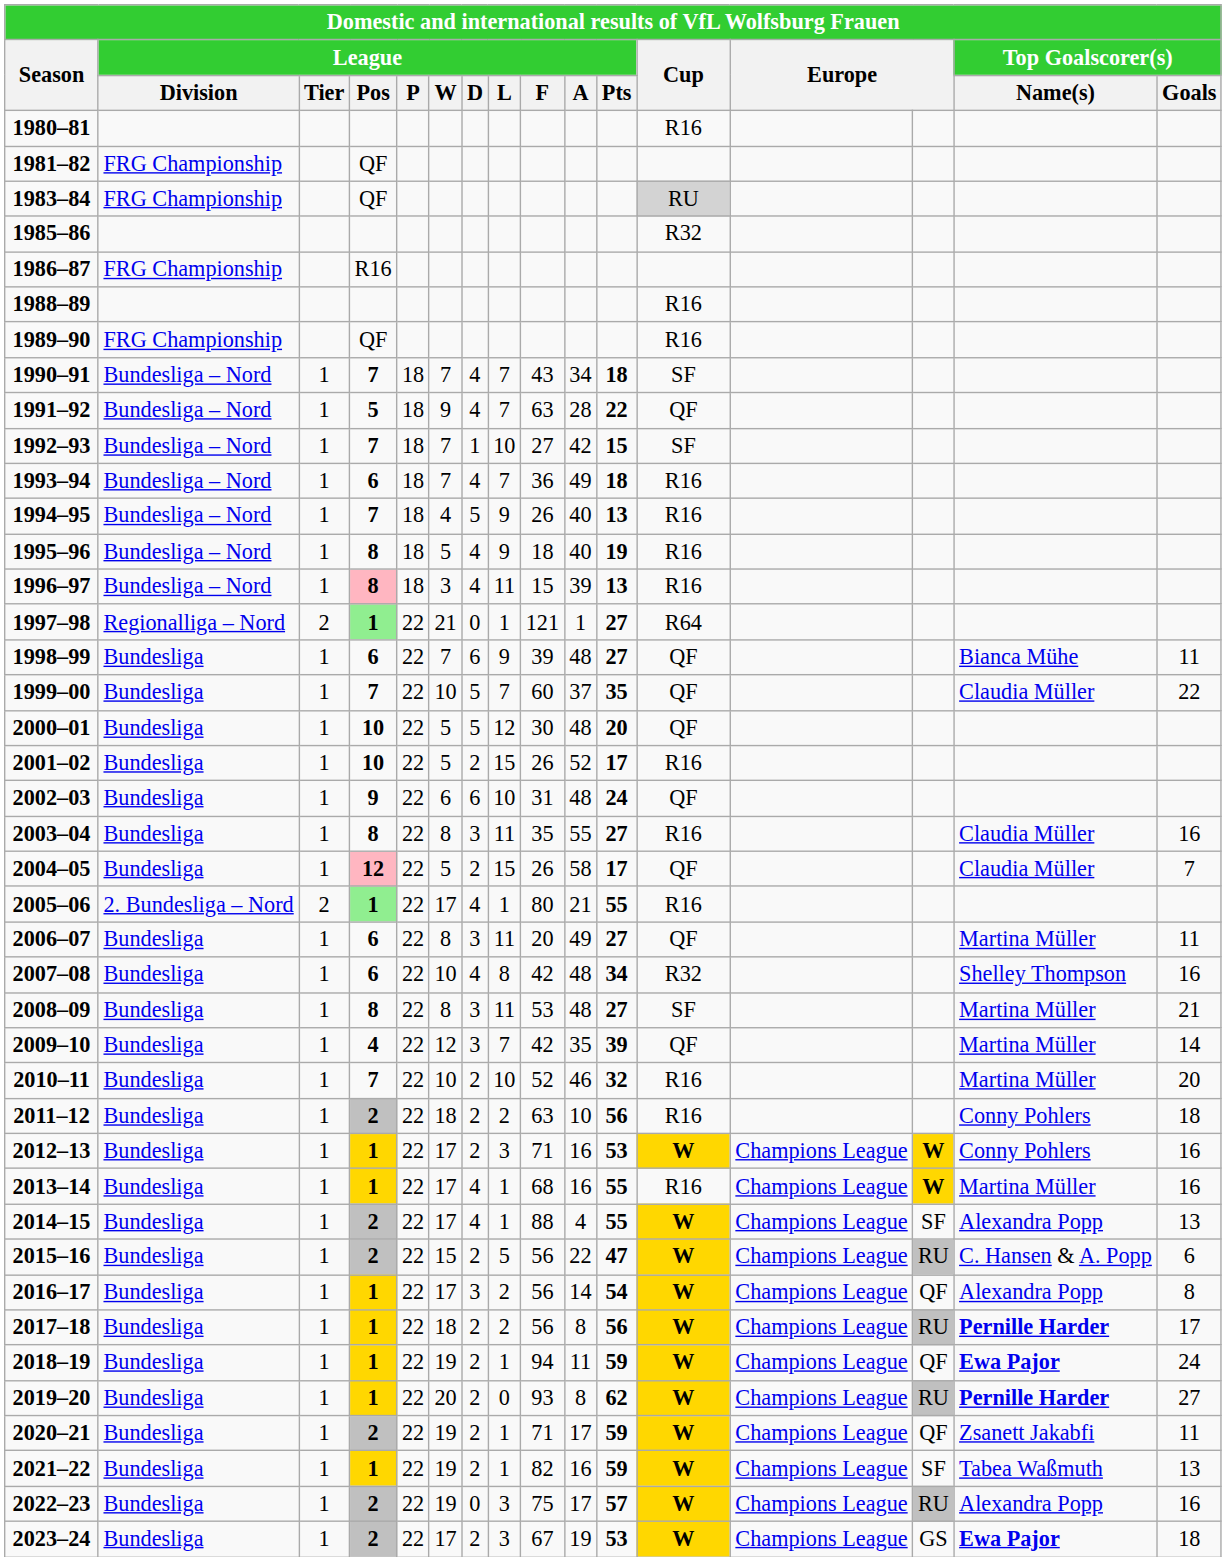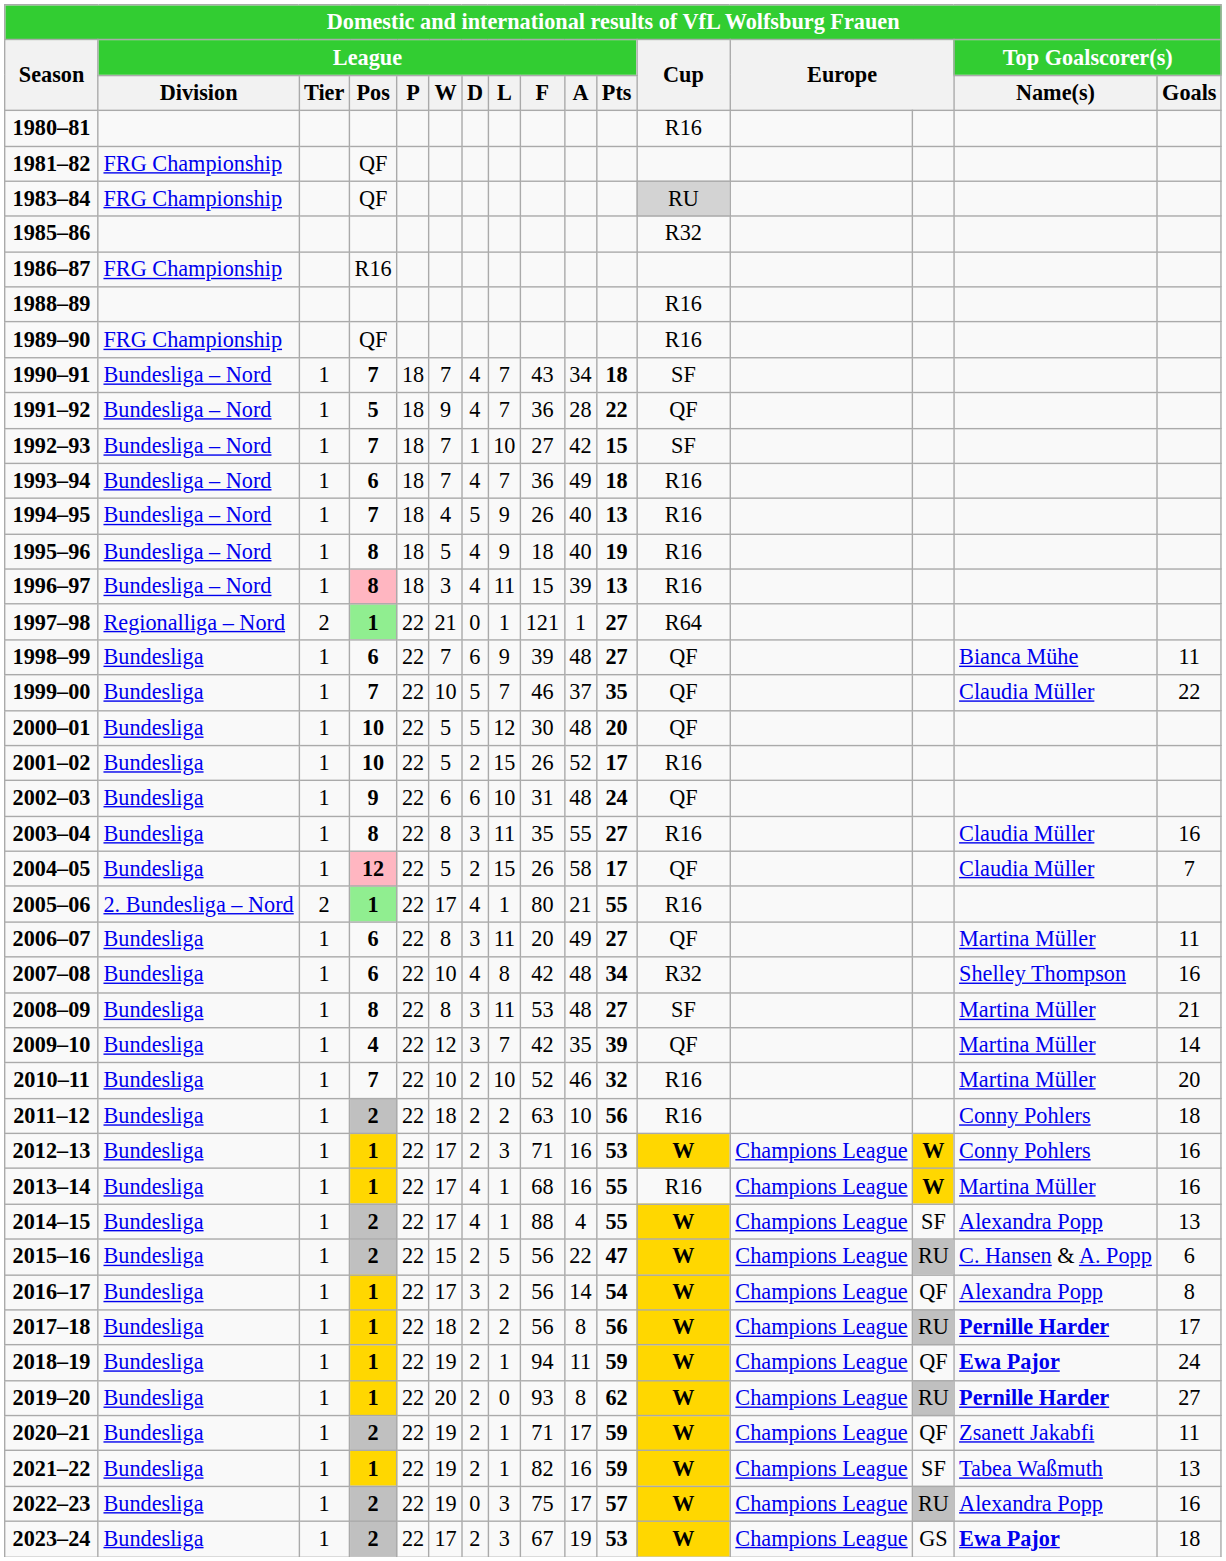(542, 410) 63 -> (542, 410) 36
(542, 692) 60 -> (542, 692) 46
